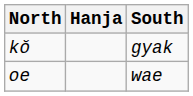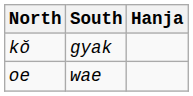columns swapped: (157, 19) <-> (96, 19)
